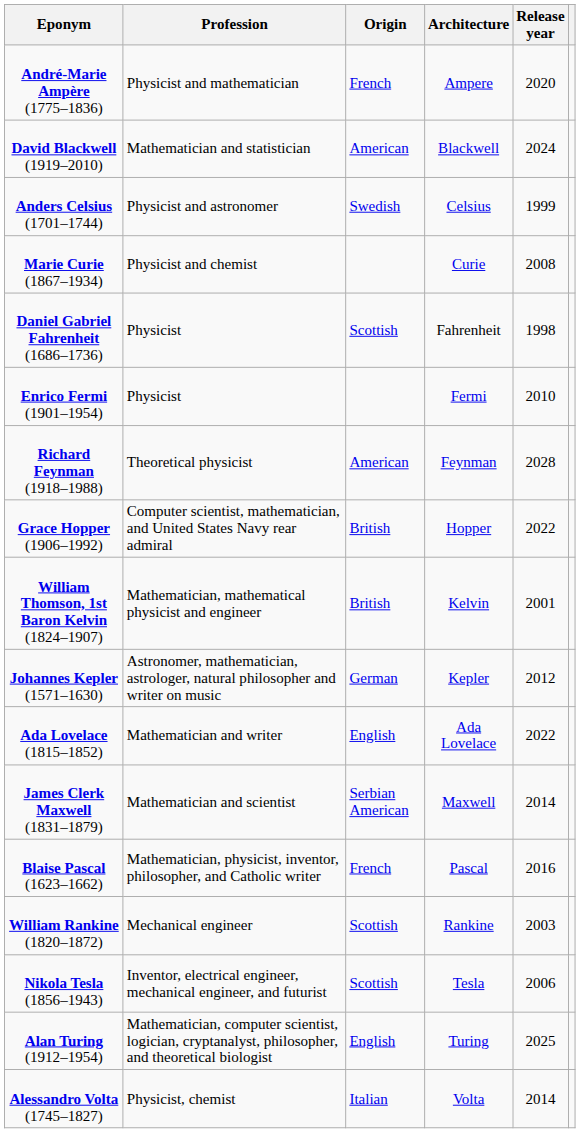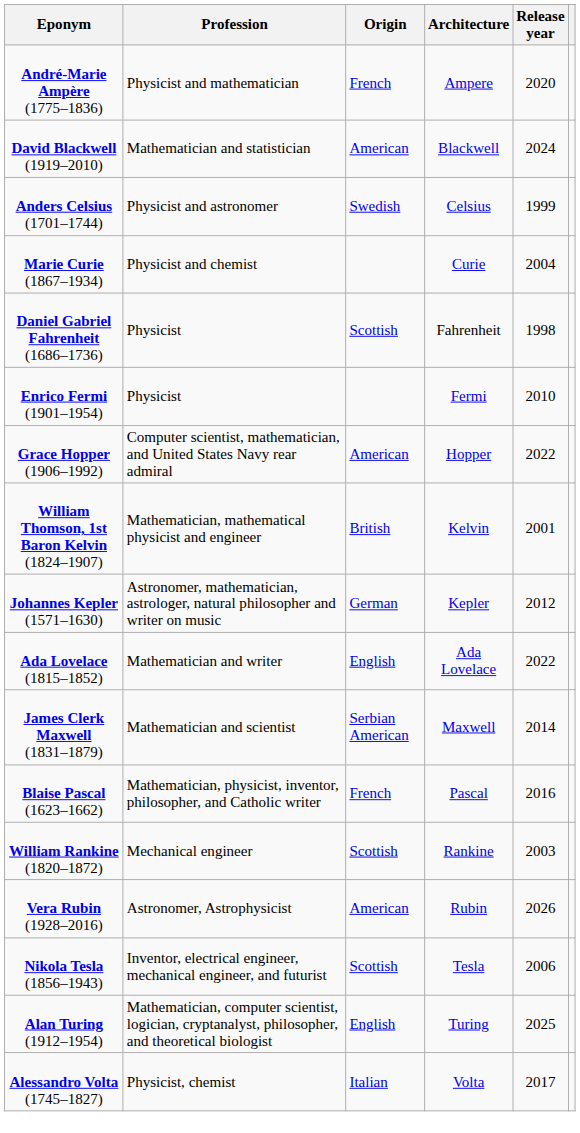(540, 264) 2008 -> (540, 264) 2004
- row: (64, 471)
(370, 528) British -> (379, 454) American
+ row: (64, 917)
(540, 1098) 2014 -> (540, 1081) 2017
